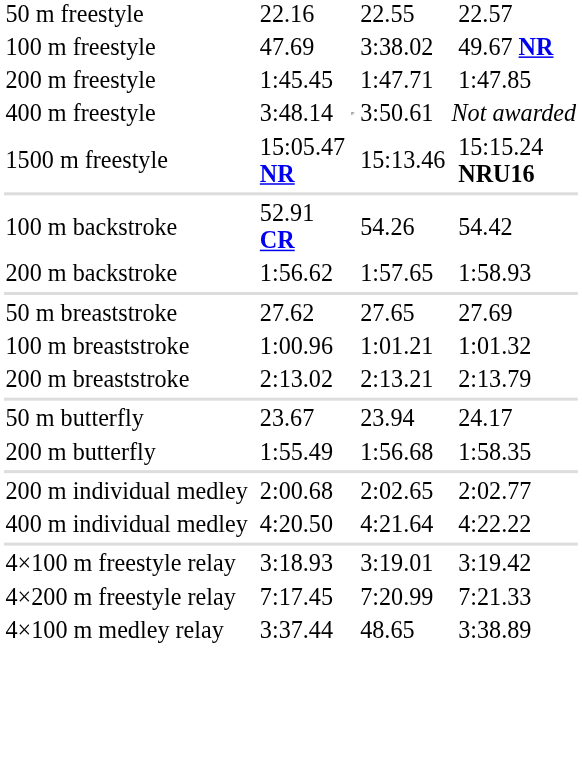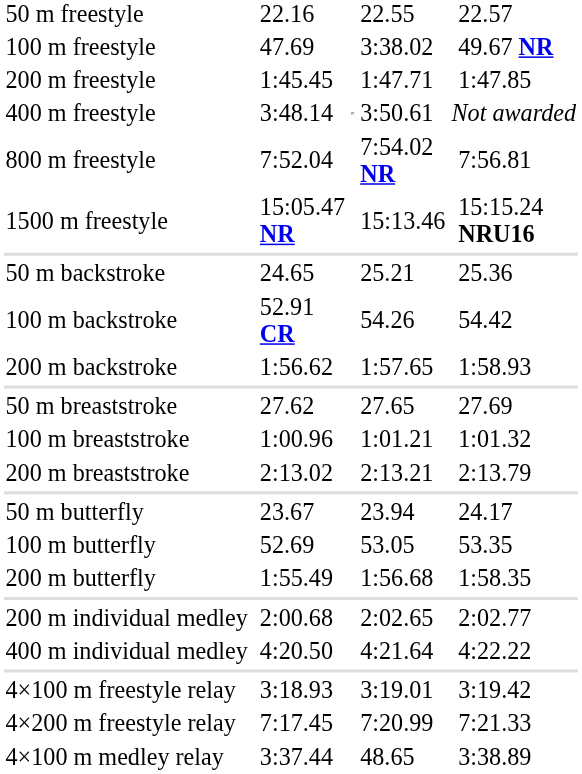+ row: (81, 160)
+ row: (85, 273)
+ row: (81, 545)
